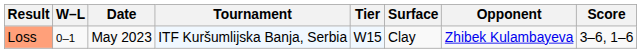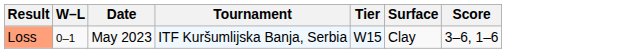- column: (509, 15)
